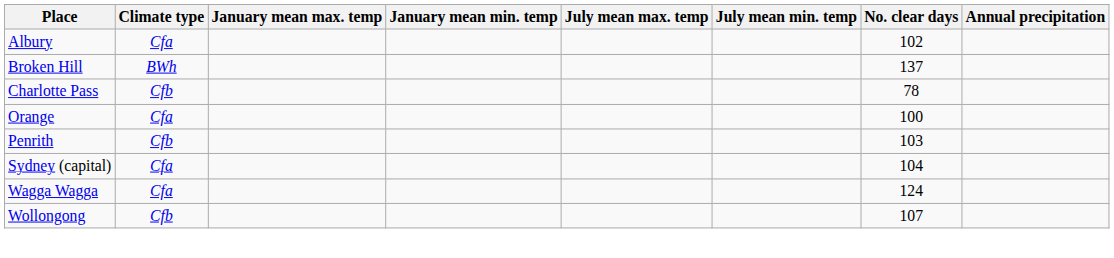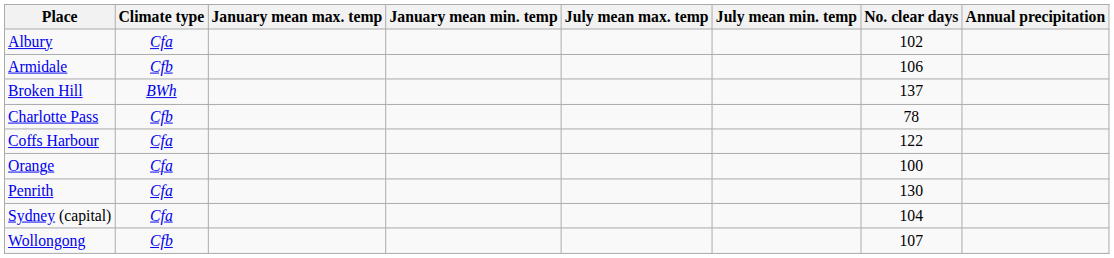+ row: (38, 66)
+ row: (53, 141)
(161, 141) Cfb -> (161, 191) Cfa
(911, 141) 103 -> (911, 191) 130
- row: (53, 191)
